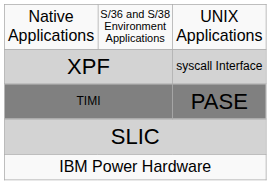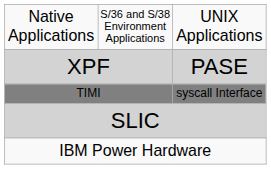(219, 66) syscall Interface -> (219, 66) PASE
(219, 101) PASE -> (219, 93) syscall Interface
